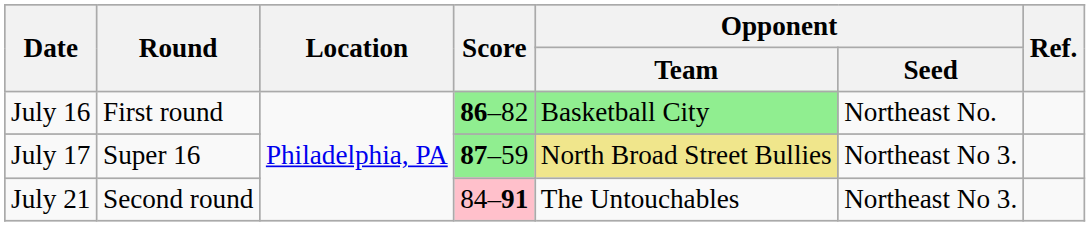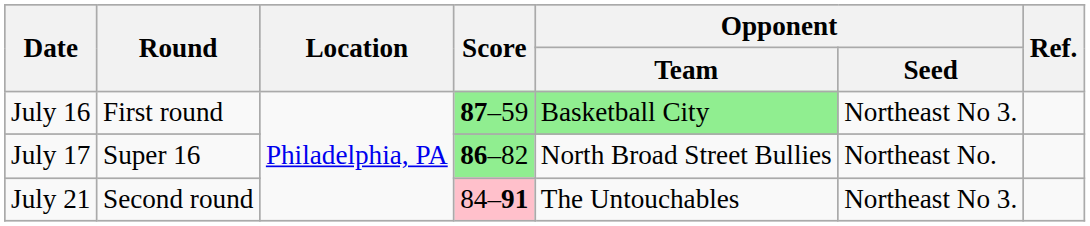(494, 112) 86–82 -> (494, 112) 87–59
(920, 112) Northeast No. -> (931, 112) Northeast No 3.
(494, 155) 87–59 -> (494, 155) 86–82
(686, 155) khaki background -> (686, 155) no background
(931, 155) Northeast No 3. -> (920, 155) Northeast No.
